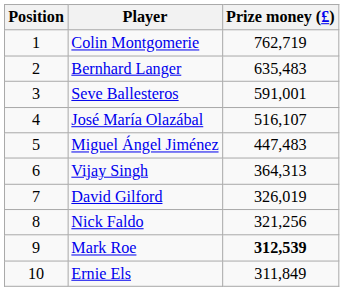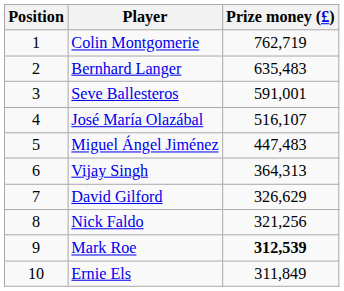(280, 196) 326,019 -> (280, 196) 326,629
